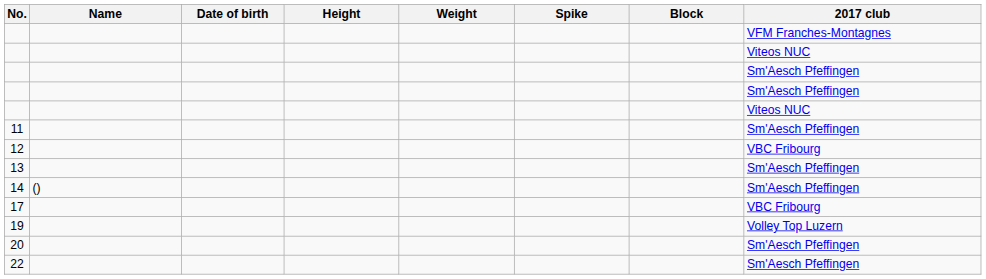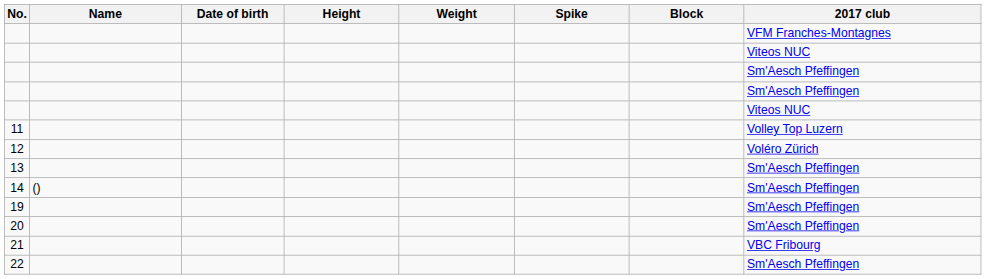(803, 129) Sm'Aesch Pfeffingen -> (795, 129) Volley Top Luzern
(784, 149) VBC Fribourg -> (783, 149) Voléro Zürich
- row: (17, 206)
(795, 226) Volley Top Luzern -> (803, 206) Sm'Aesch Pfeffingen
+ row: (17, 245)
